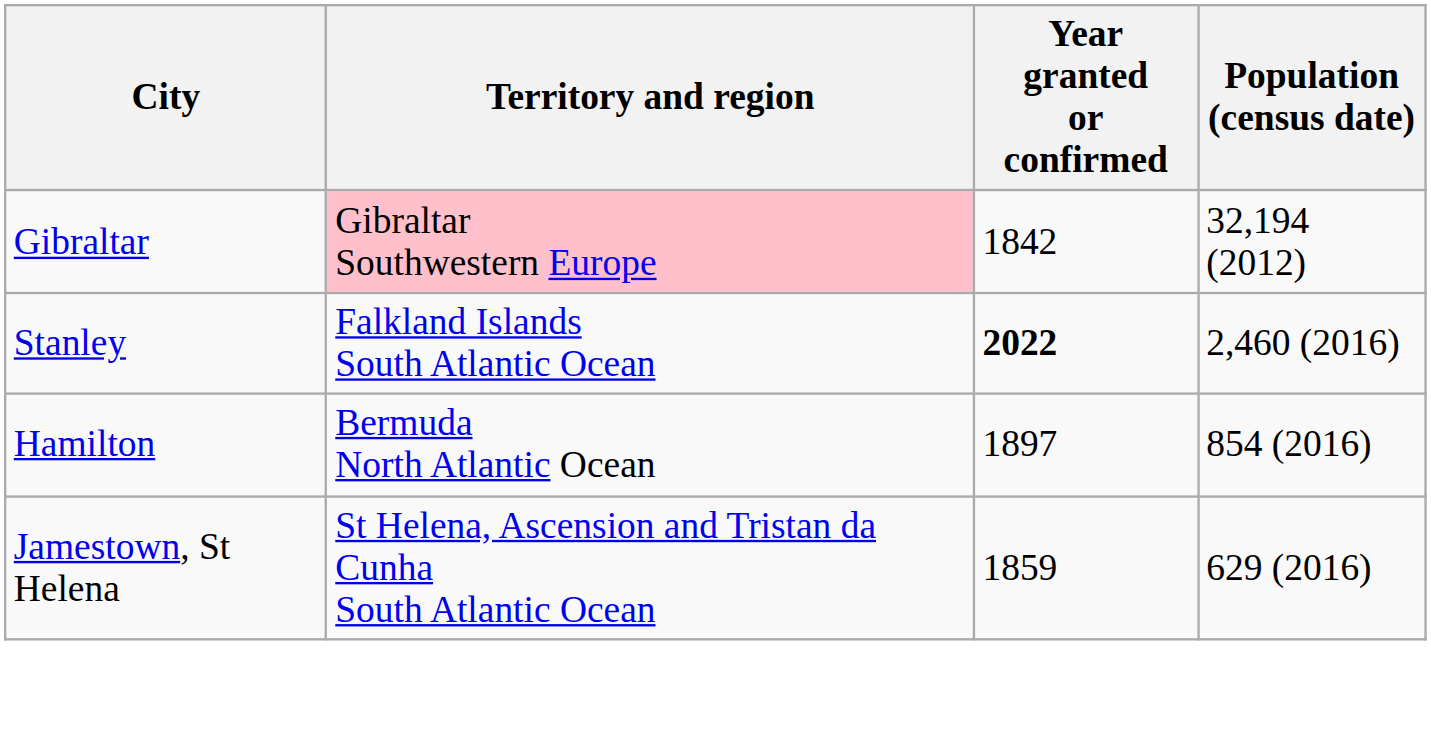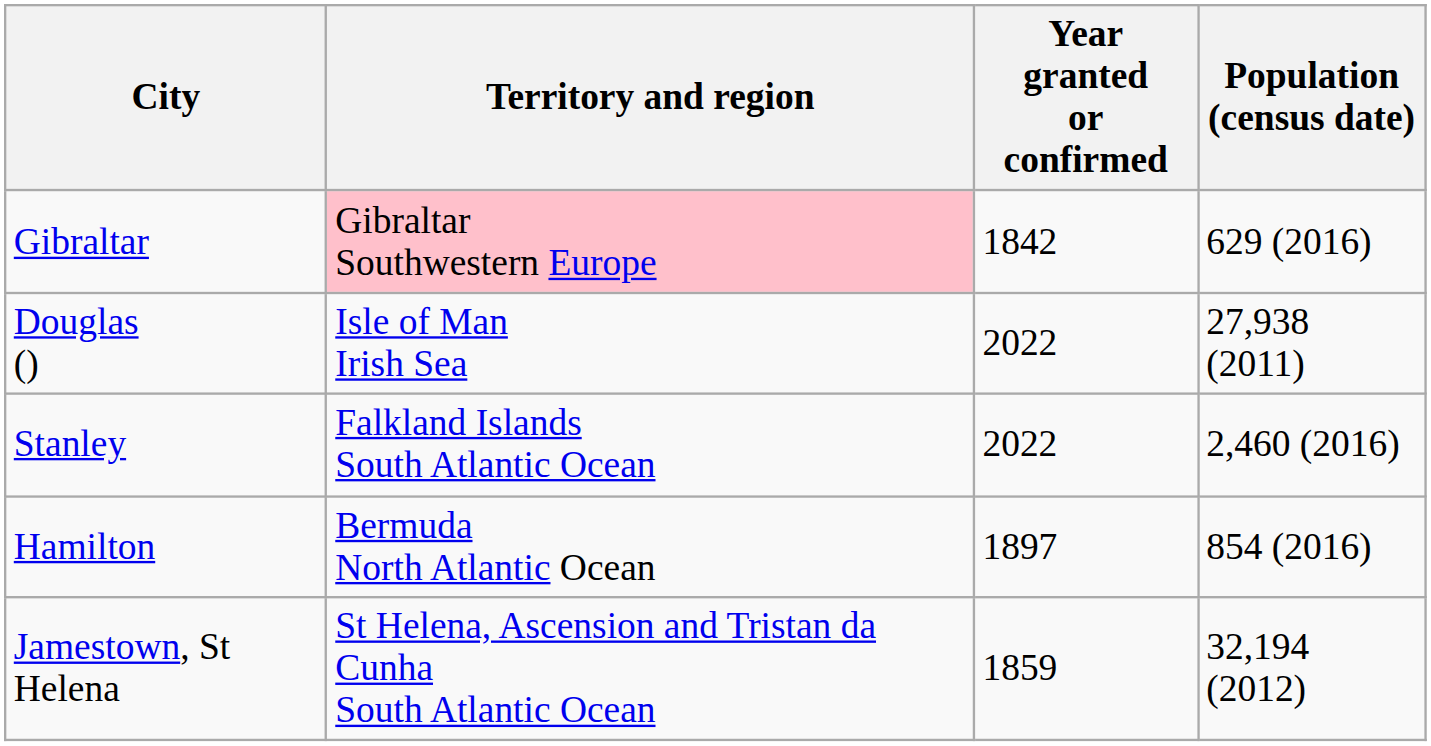(1258, 240) 32,194 (2012) -> (1289, 240) 629 (2016)
+ row: (76, 342)
(1020, 342) bold -> (1020, 443) normal
(1289, 566) 629 (2016) -> (1258, 668) 32,194 (2012)
